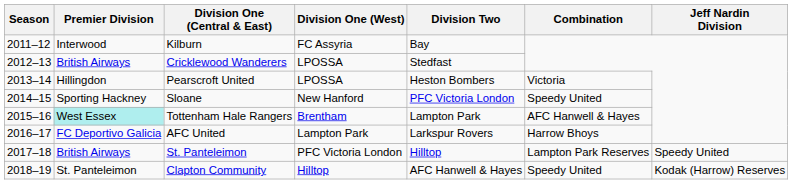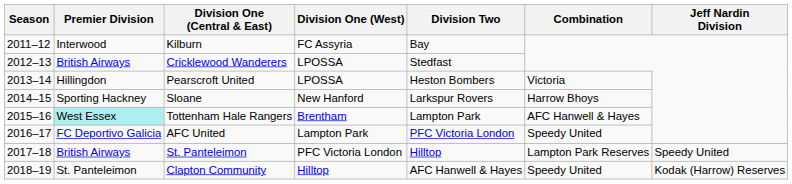(462, 98) PFC Victoria London -> (451, 98) Larkspur Rovers
(565, 98) Speedy United -> (563, 98) Harrow Bhoys
(451, 134) Larkspur Rovers -> (462, 134) PFC Victoria London
(563, 134) Harrow Bhoys -> (565, 134) Speedy United
